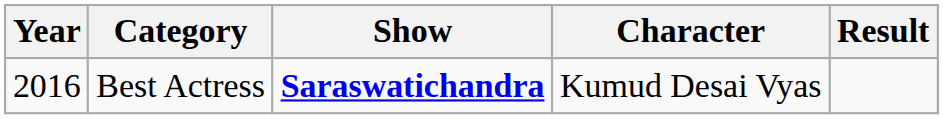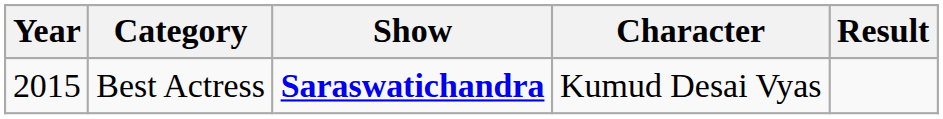(47, 85) 2016 -> (47, 85) 2015
